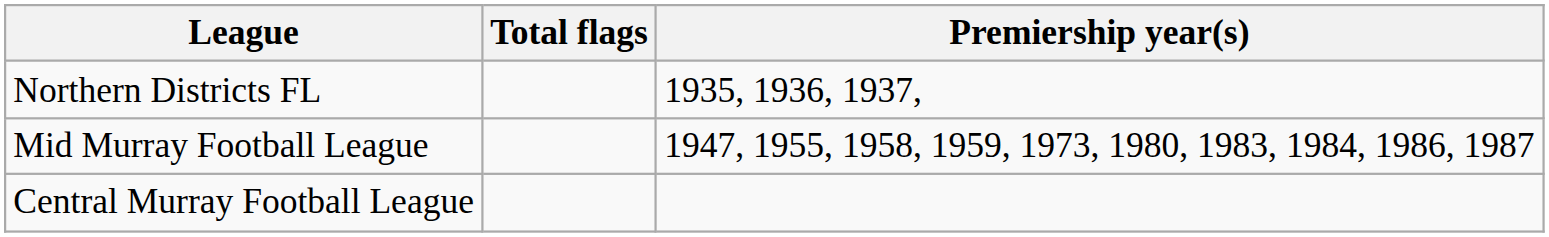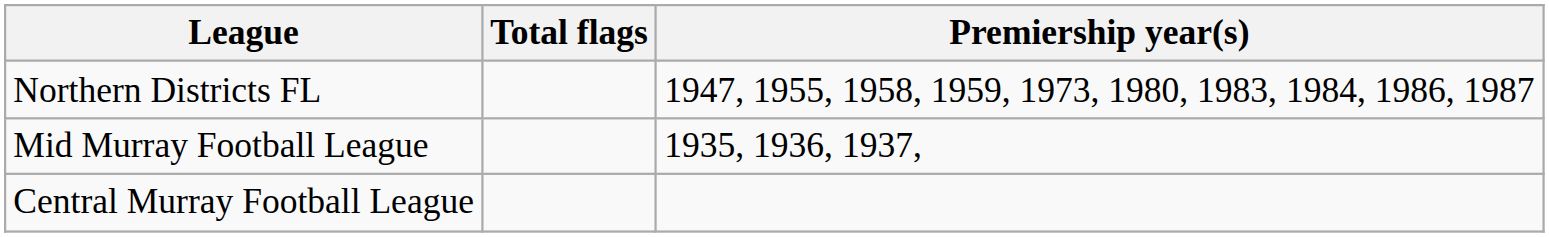(793, 88) 1935, 1936, 1937, -> (1099, 88) 1947, 1955, 1958, 1959, 1973, 1980, 1983, 1984, 1986, 1987
(1099, 145) 1947, 1955, 1958, 1959, 1973, 1980, 1983, 1984, 1986, 1987 -> (793, 145) 1935, 1936, 1937,
